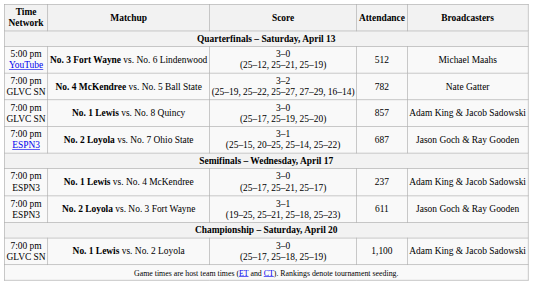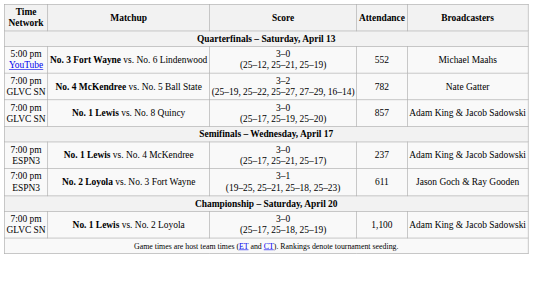(382, 60) 512 -> (382, 60) 552
- row: (129, 140)
